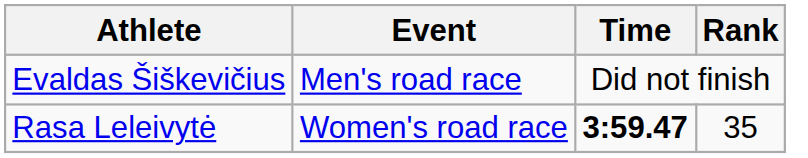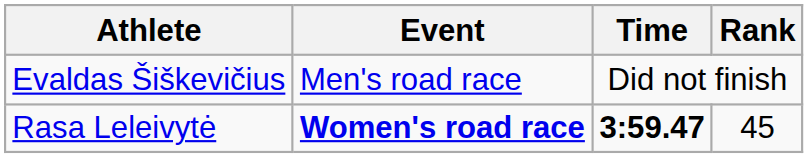(434, 128) normal -> (442, 128) bold
(741, 128) 35 -> (757, 128) 45
